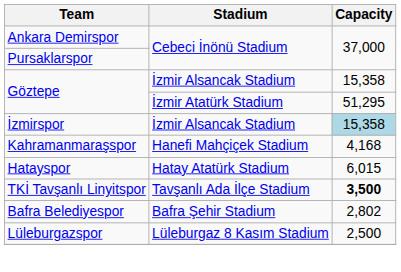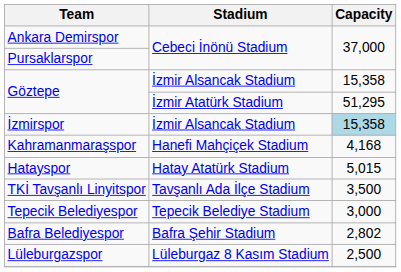(364, 168) 6,015 -> (364, 168) 5,015
(364, 189) bold -> (364, 189) normal
+ row: (73, 211)
